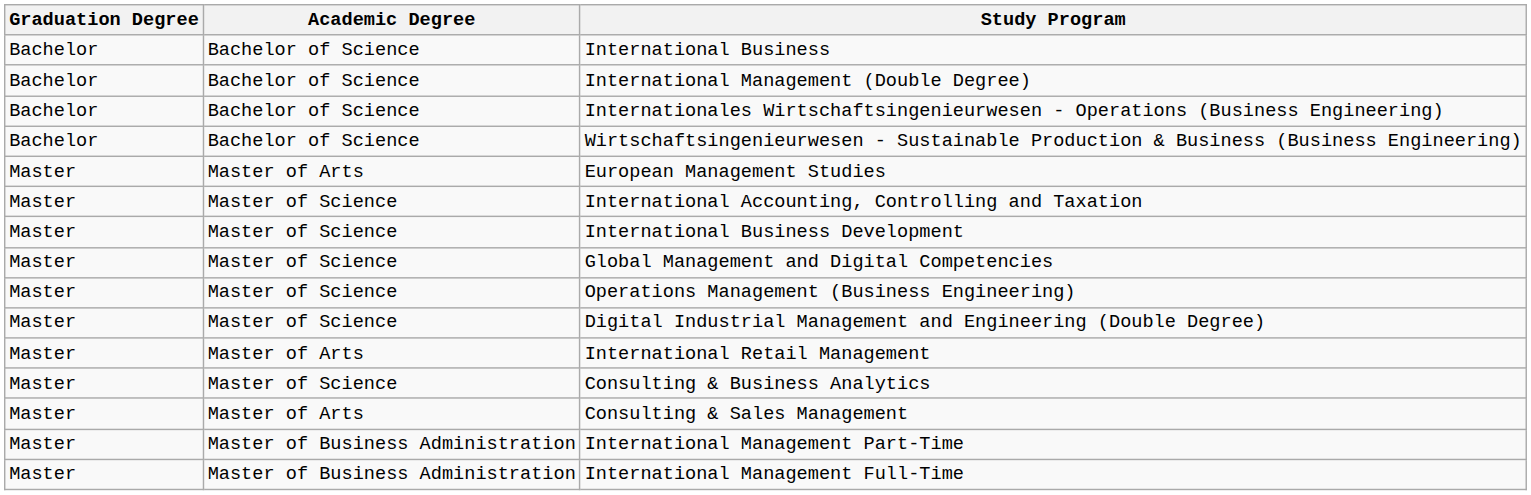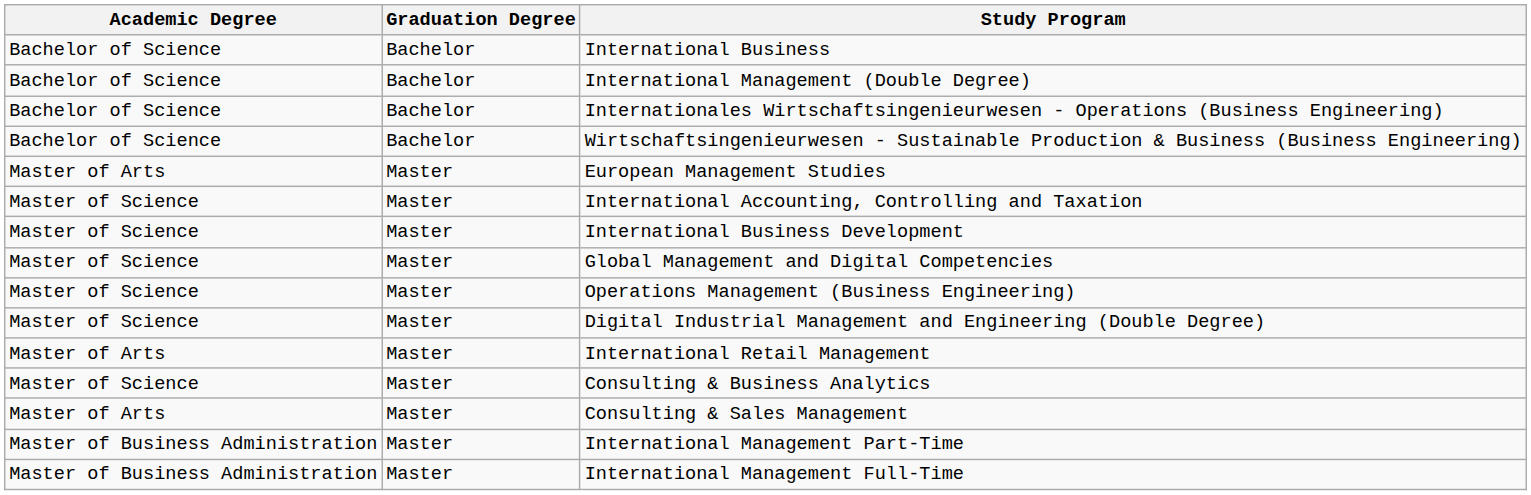columns swapped: (104, 20) <-> (392, 20)
